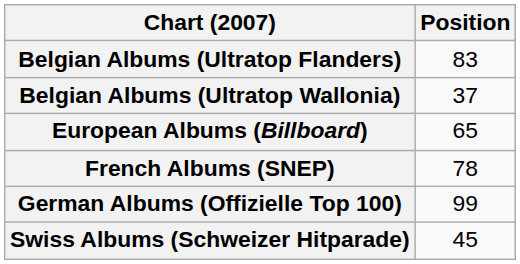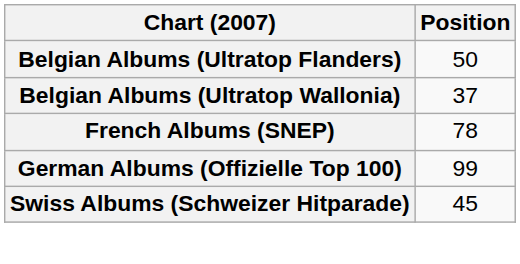(465, 58) 83 -> (465, 58) 50
- row: (210, 131)
